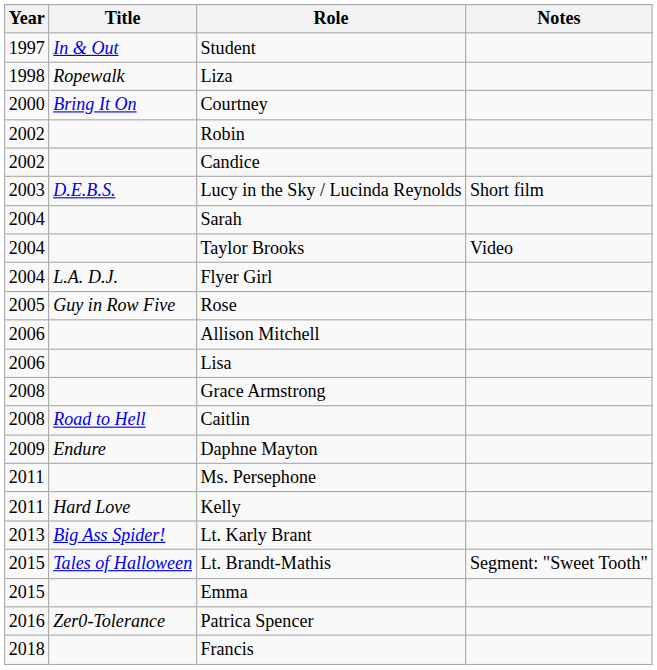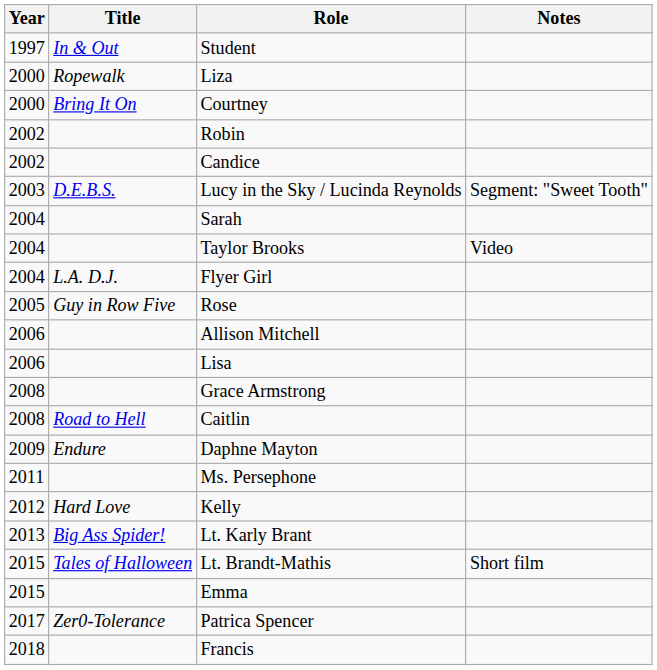(27, 76) 1998 -> (27, 76) 2000
(507, 190) Short film -> (559, 190) Segment: "Sweet Tooth"
(26, 506) 2011 -> (27, 506) 2012
(559, 563) Segment: "Sweet Tooth" -> (507, 563) Short film
(27, 620) 2016 -> (27, 620) 2017
